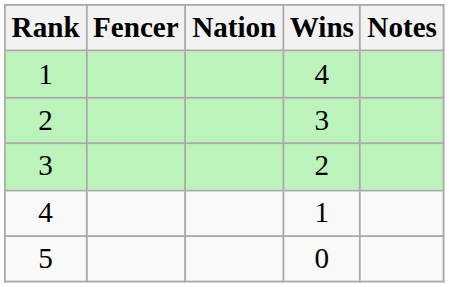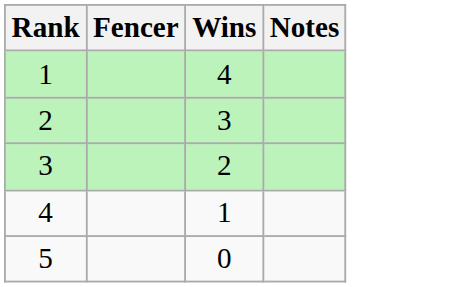- column: (234, 27)
